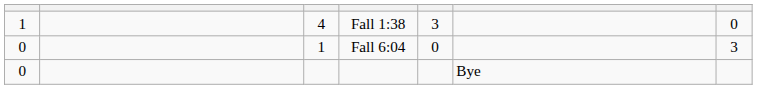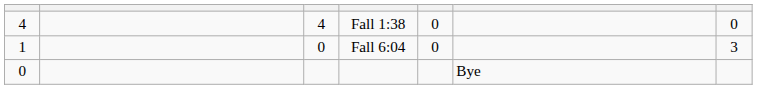(22, 23) 1 -> (22, 23) 4
(435, 23) 3 -> (435, 23) 0
(22, 47) 0 -> (22, 47) 1
(321, 47) 1 -> (321, 47) 0
